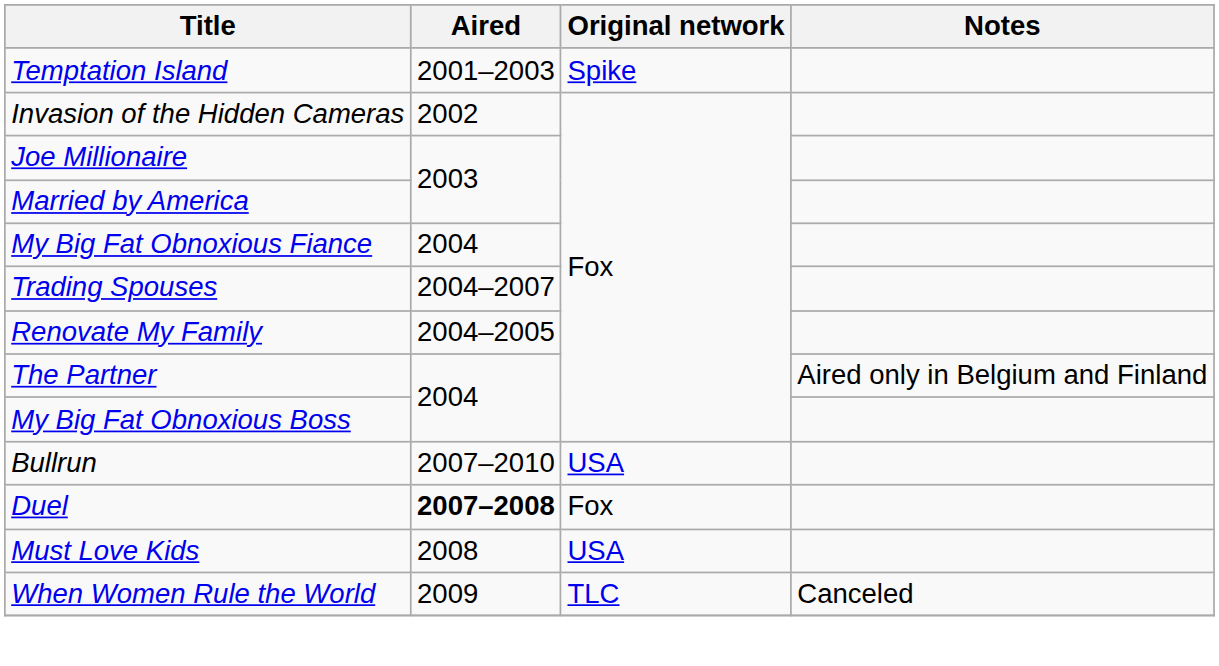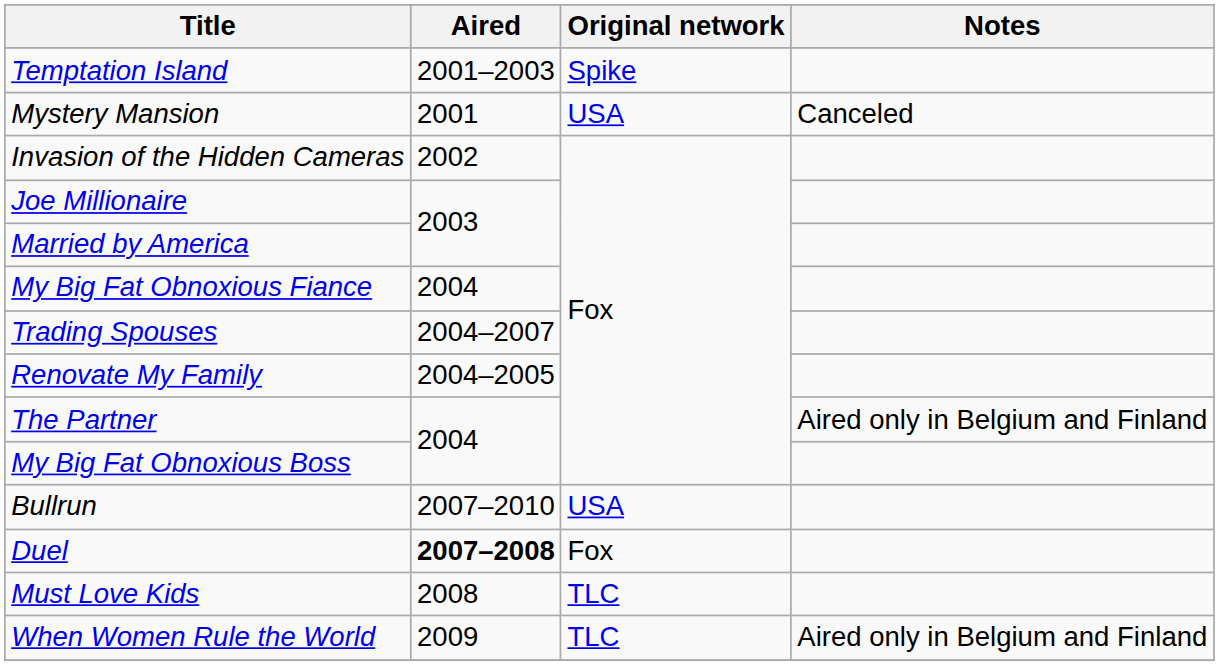+ row: (115, 113)
(596, 550) USA -> (593, 593) TLC
(855, 593) Canceled -> (1002, 637) Aired only in Belgium and Finland
